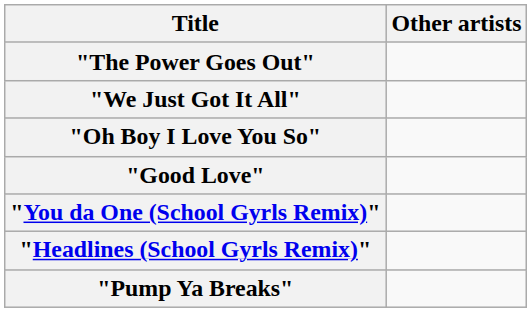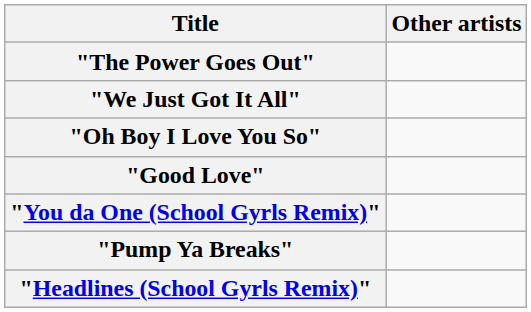rows swapped: (195, 250) <-> (195, 288)
